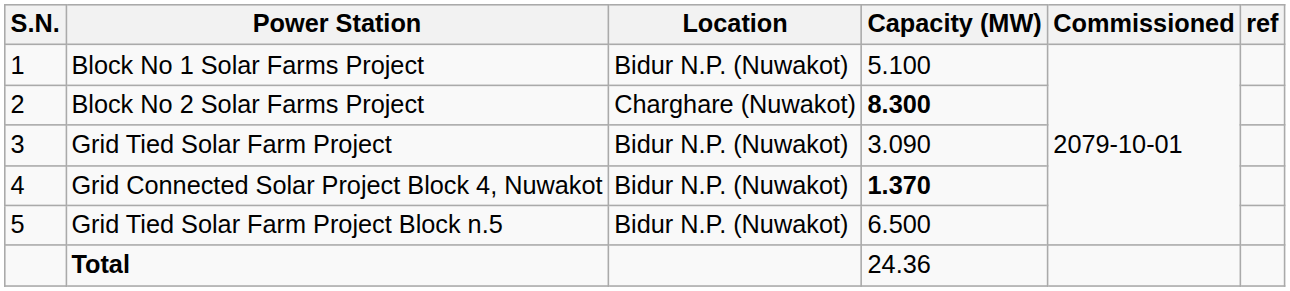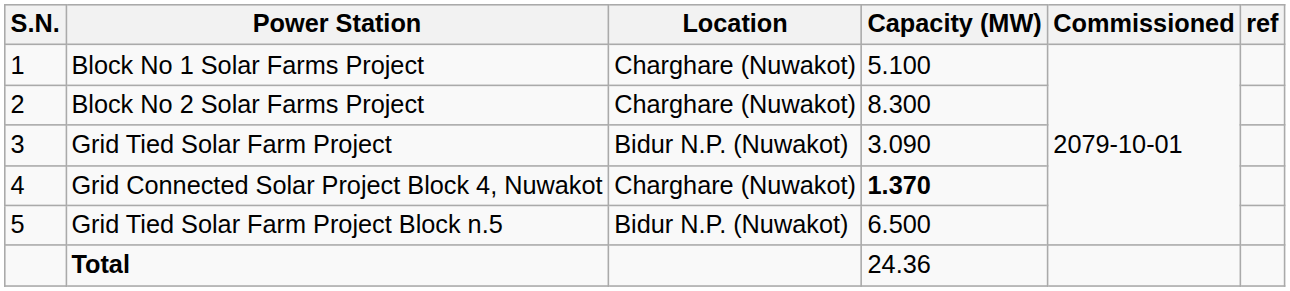(731, 64) Bidur N.P. (Nuwakot) -> (735, 64) Charghare (Nuwakot)
(899, 104) bold -> (899, 104) normal
(731, 184) Bidur N.P. (Nuwakot) -> (735, 184) Charghare (Nuwakot)
